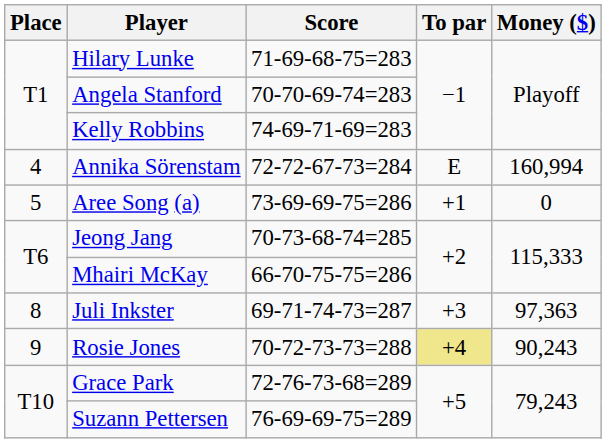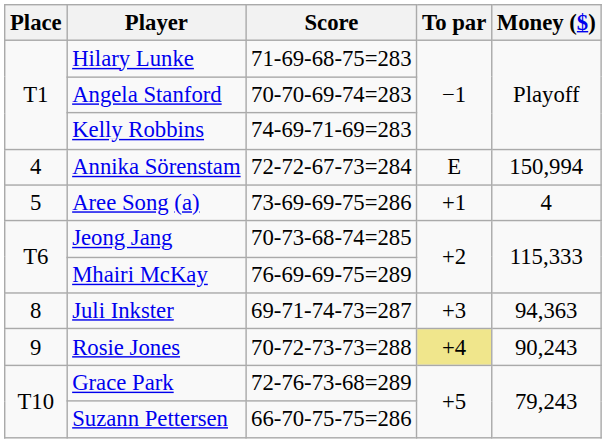(546, 166) 160,994 -> (546, 166) 150,994
(546, 202) 0 -> (546, 202) 4
(331, 274) 66-70-75-75=286 -> (331, 274) 76-69-69-75=289
(546, 310) 97,363 -> (546, 310) 94,363
(331, 418) 76-69-69-75=289 -> (331, 418) 66-70-75-75=286
